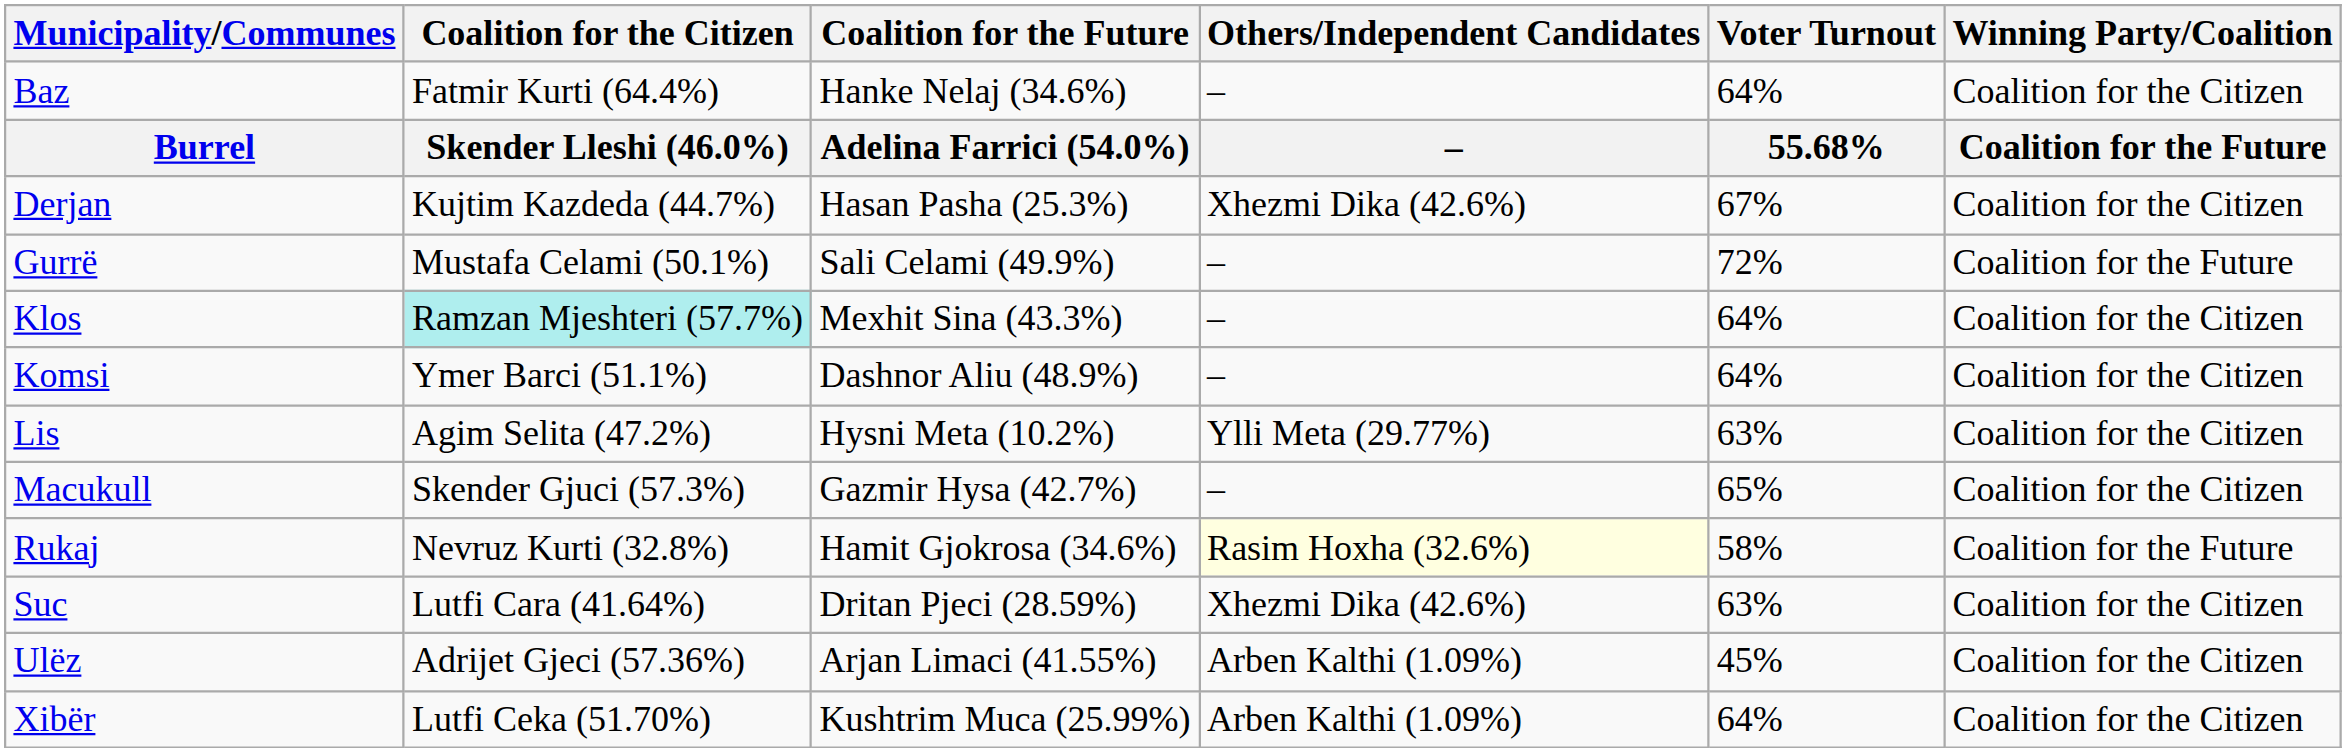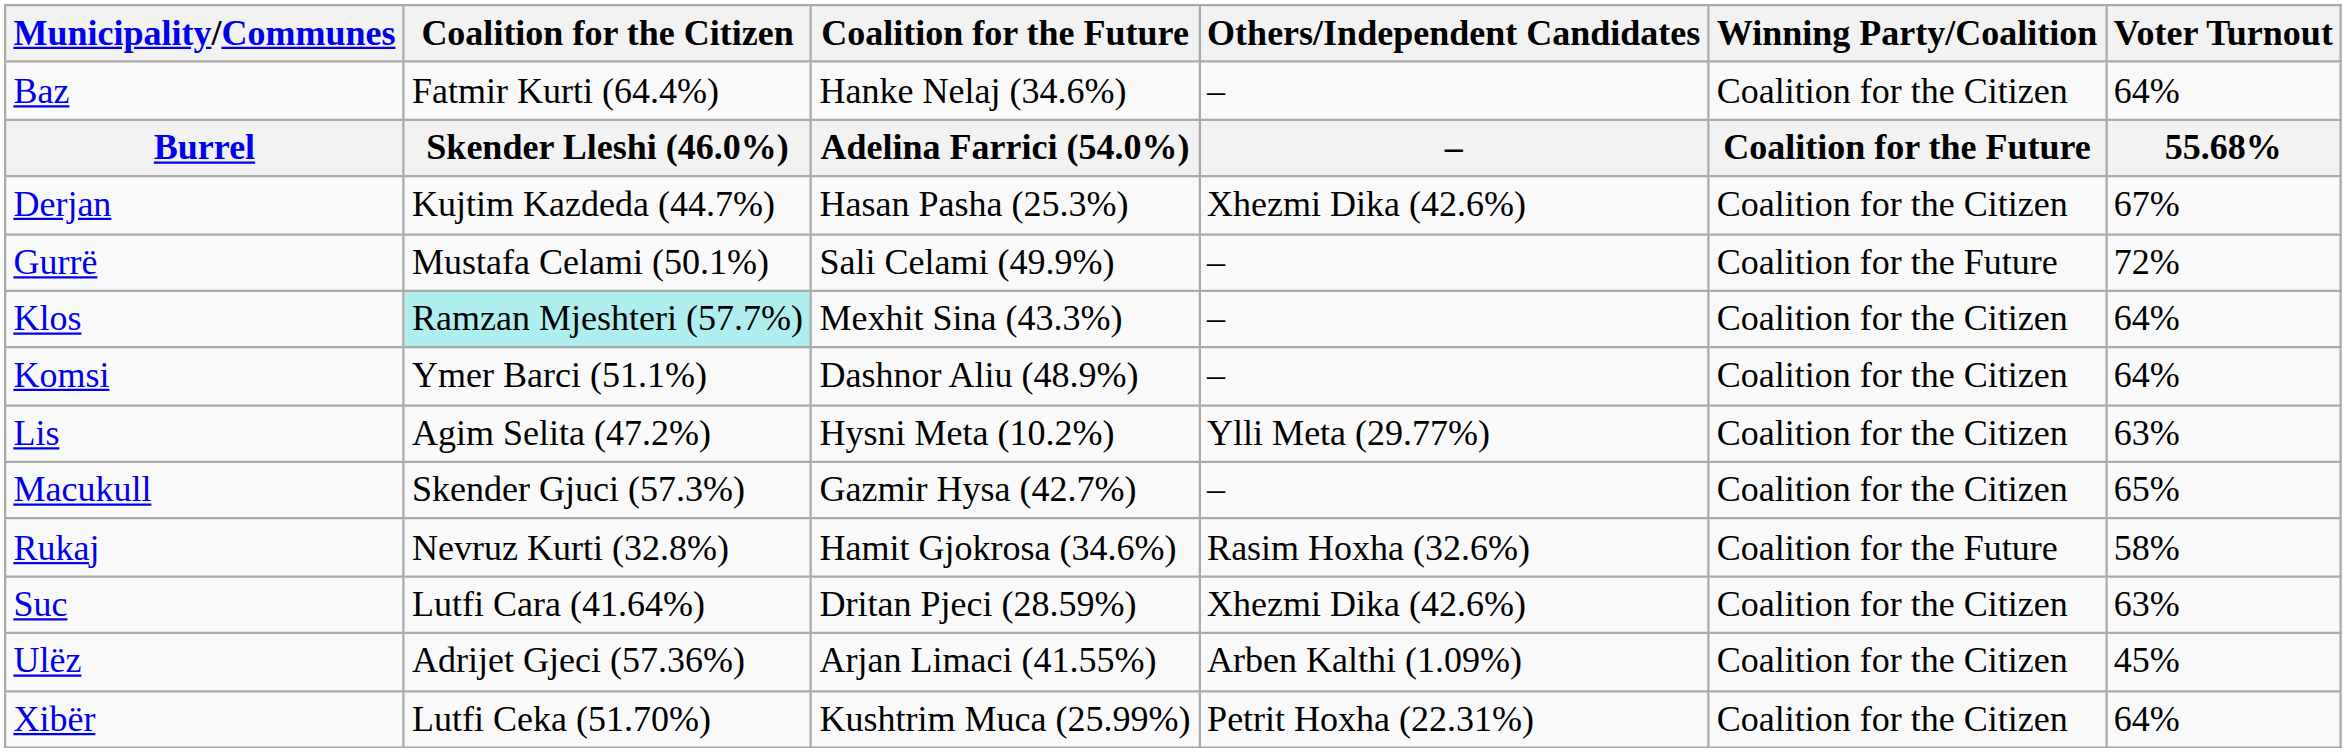columns swapped: (2143, 33) <-> (1826, 33)
(1369, 546) lightyellow background -> (1369, 546) no background
(1365, 718) Arben Kalthi (1.09%) -> (1371, 718) Petrit Hoxha (22.31%)
